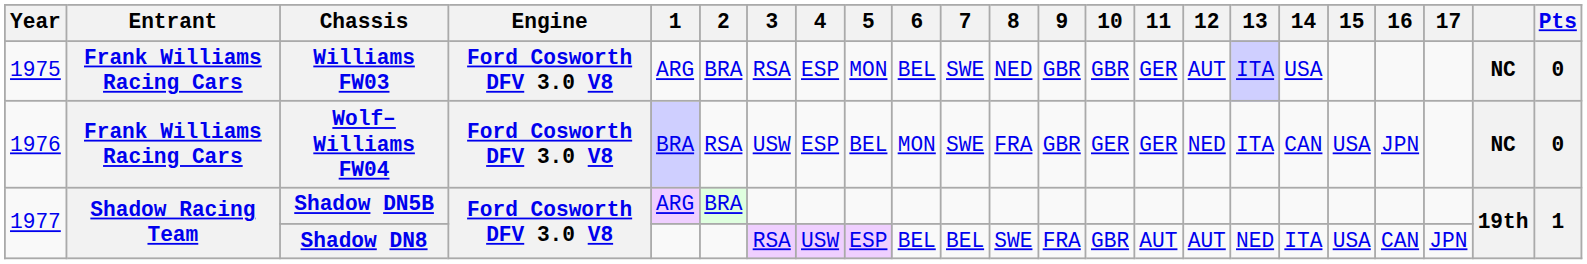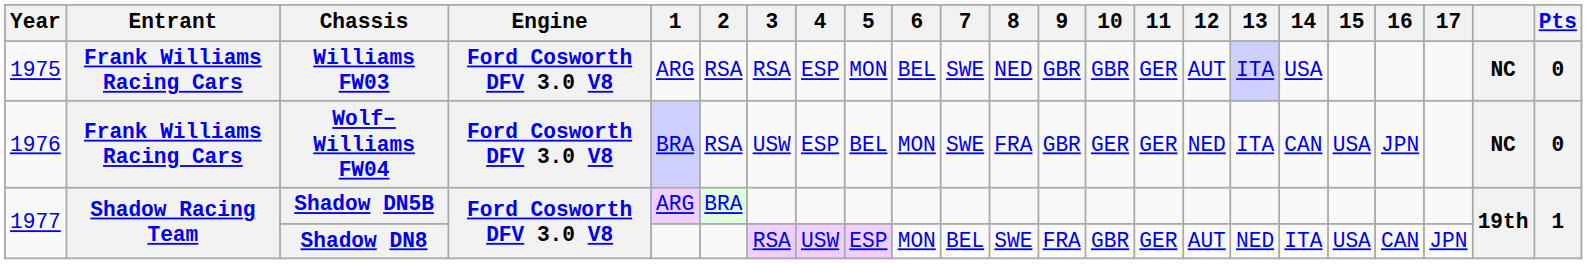(723, 71) BRA -> (723, 71) RSA
(917, 241) BEL -> (917, 241) MON
(1158, 241) AUT -> (1158, 241) GER
